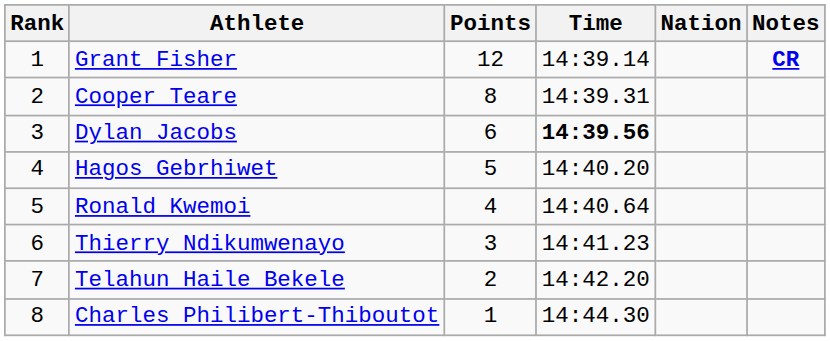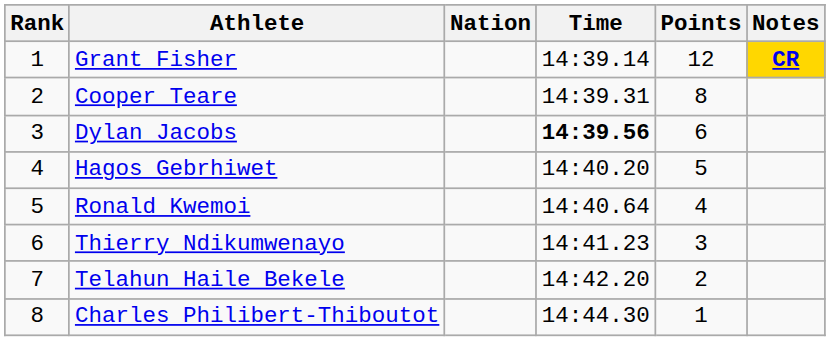columns swapped: (701, 23) <-> (491, 23)
(786, 60) no background -> (786, 60) gold background
